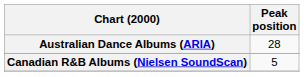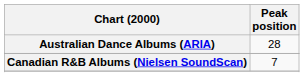(274, 62) 5 -> (274, 62) 7
